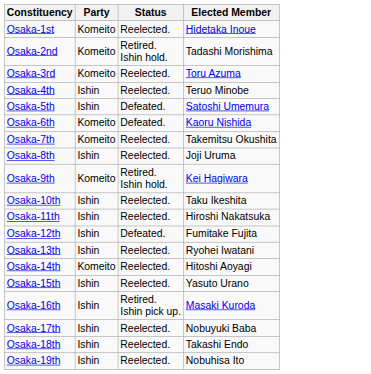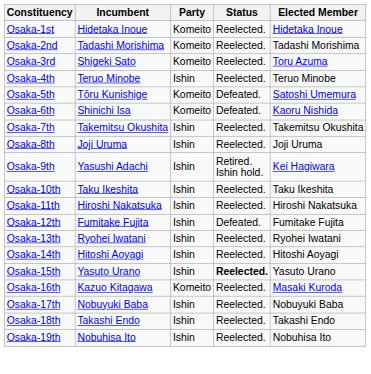+ column: (123, 12)
(144, 51) Retired. Ishin hold. -> (241, 45) Reelected.
(88, 106) Ishin -> (192, 95) Komeito
(96, 139) Komeito -> (184, 128) Ishin
(96, 178) Komeito -> (184, 167) Ishin
(96, 267) Komeito -> (184, 255) Ishin
(145, 283) normal -> (242, 271) bold
(88, 305) Ishin -> (192, 288) Komeito
(151, 305) Retired. Ishin pick up. -> (241, 288) Reelected.
